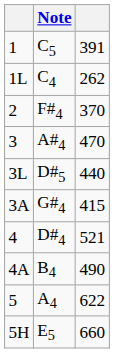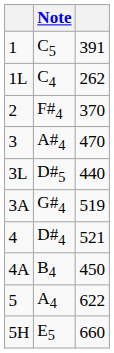(92, 205) 415 -> (92, 205) 519
(92, 268) 490 -> (92, 268) 450
